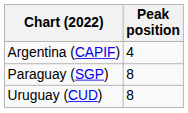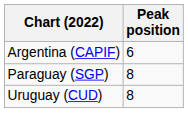(130, 52) 4 -> (130, 52) 6
